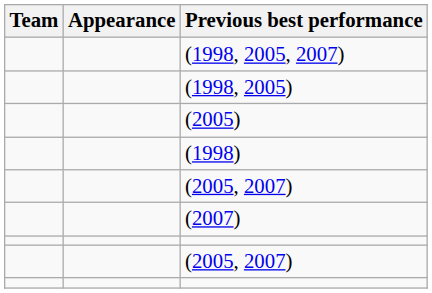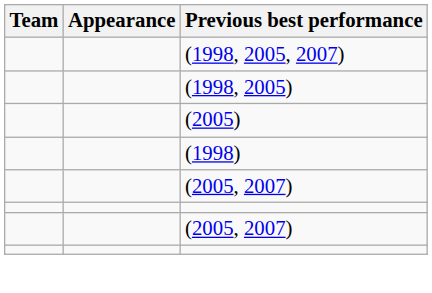- row: (34, 219)
